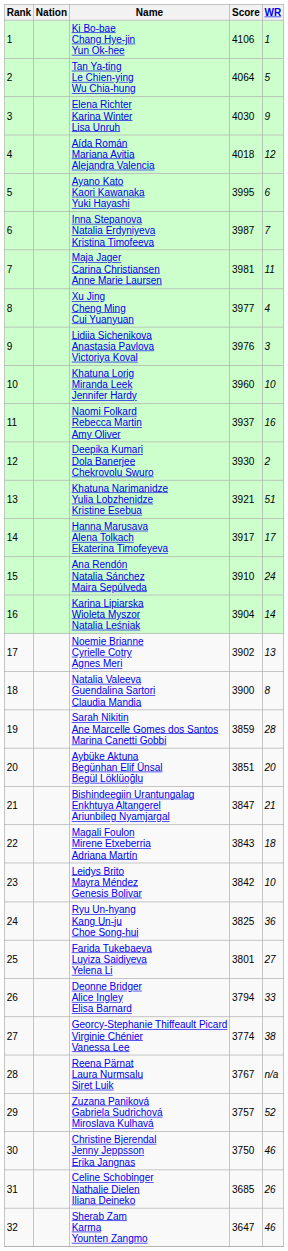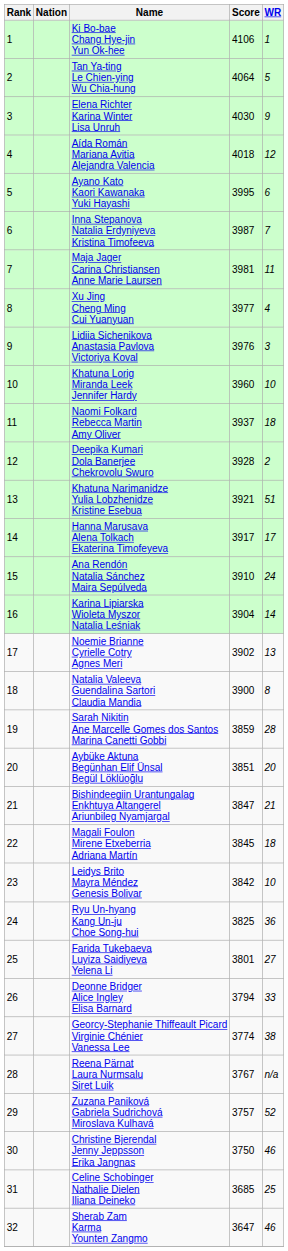(270, 423) 16 -> (270, 423) 18
(243, 461) 3930 -> (243, 461) 3928
(243, 844) 3843 -> (243, 844) 3845
(270, 1189) 26 -> (270, 1189) 25
